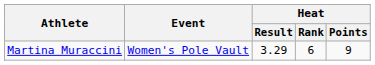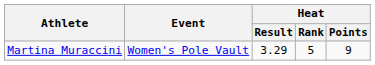(311, 50) 6 -> (311, 50) 5
